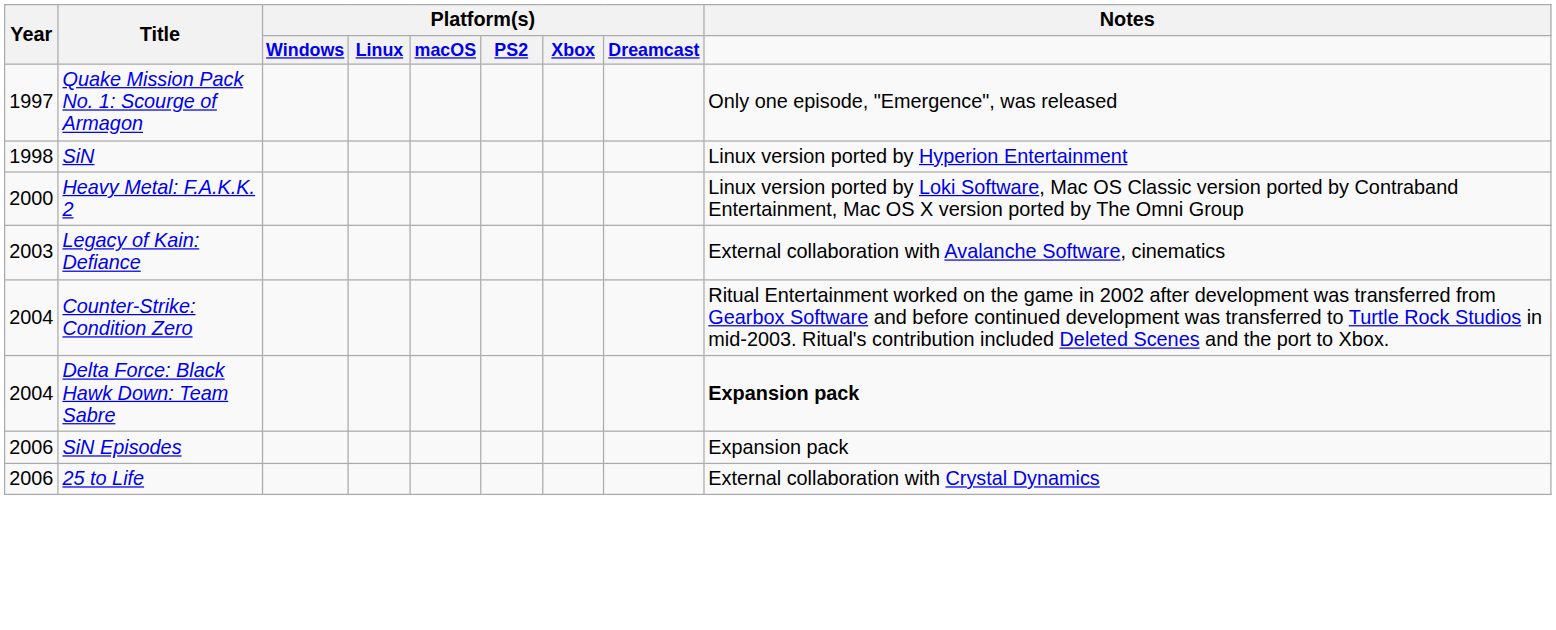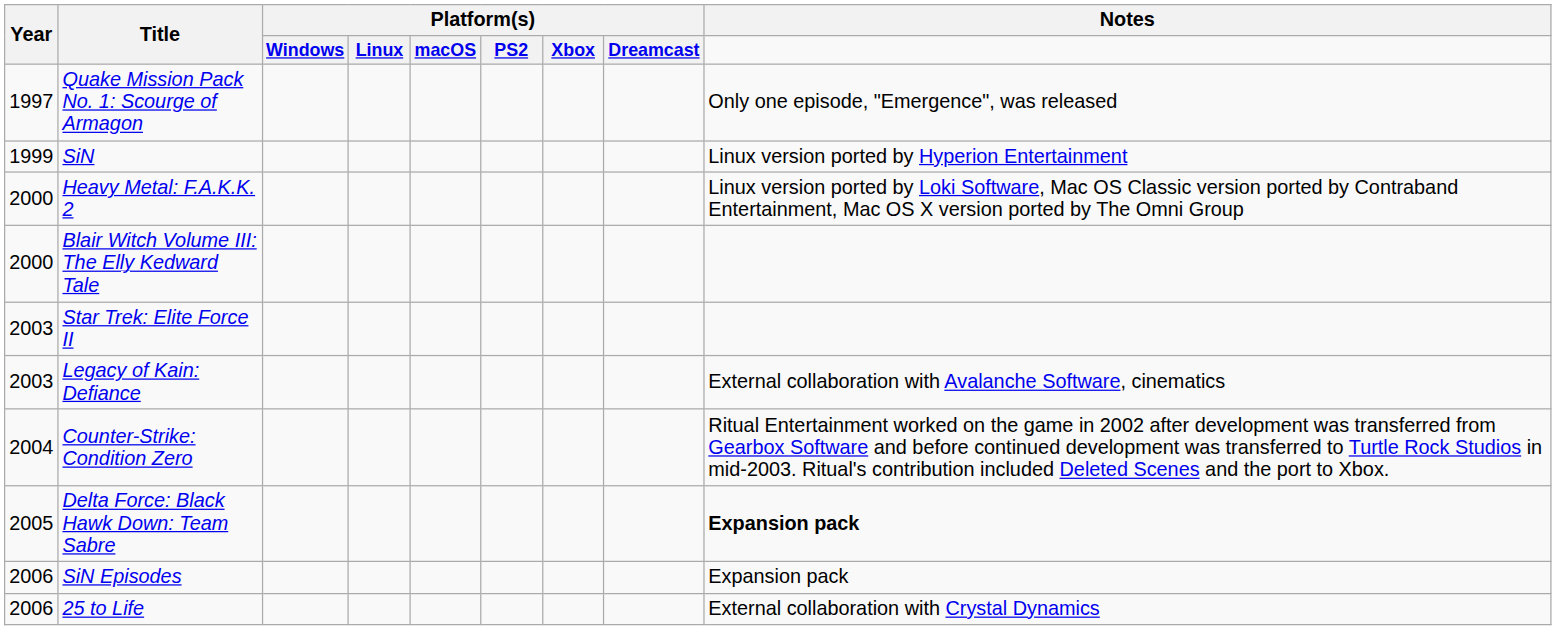(31, 156) 1998 -> (31, 156) 1999
+ row: (160, 263)
+ row: (155, 328)
(31, 393) 2004 -> (31, 523) 2005
